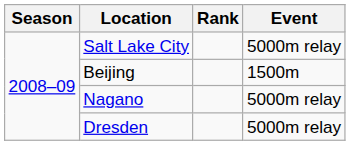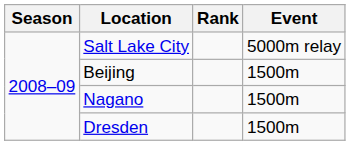(294, 100) 5000m relay -> (273, 100) 1500m
(294, 127) 5000m relay -> (273, 127) 1500m
